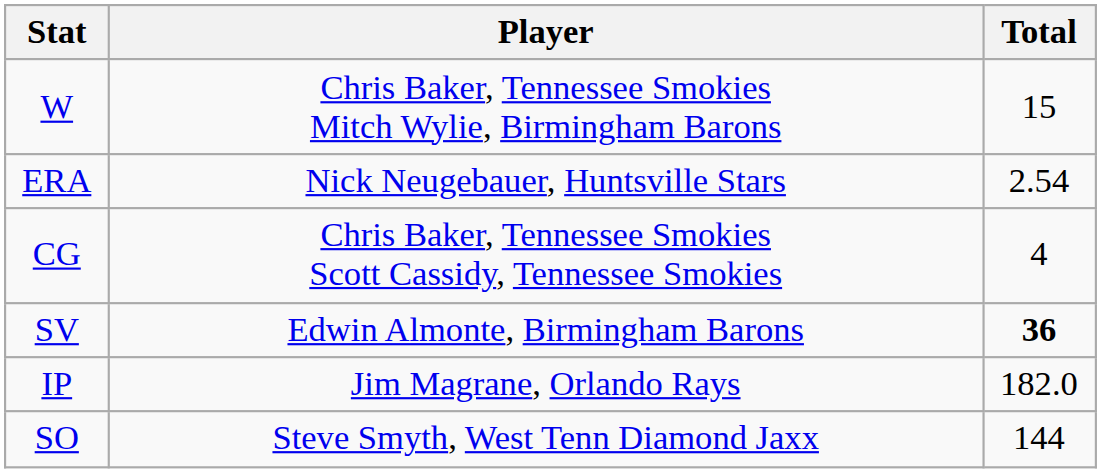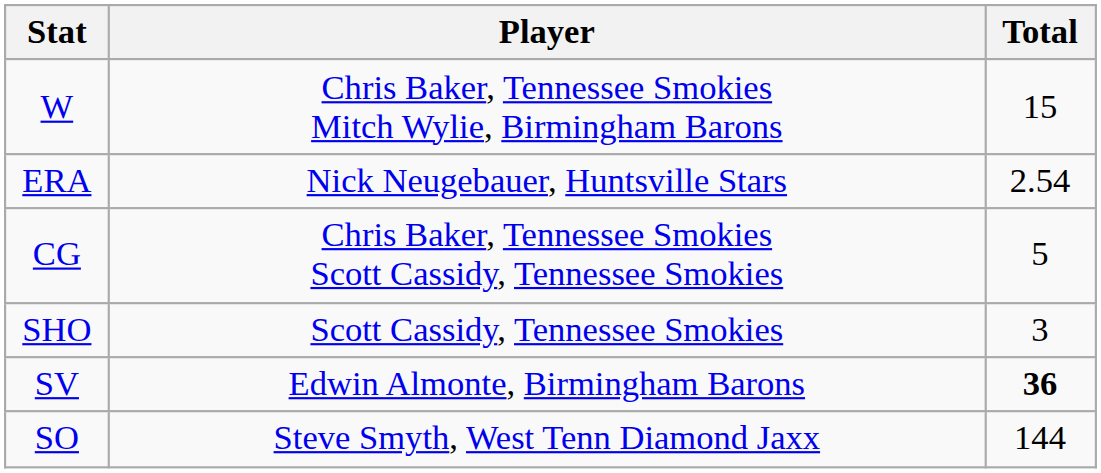(1039, 254) 4 -> (1040, 254) 5
+ row: (57, 328)
- row: (57, 383)
